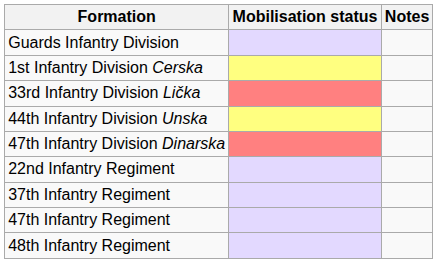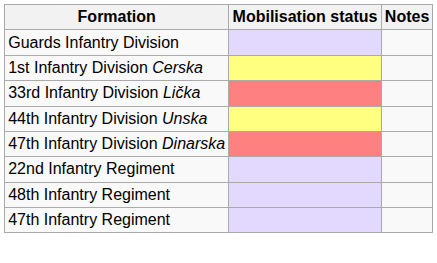- row: (89, 194)
rows swapped: (89, 220) <-> (89, 245)
